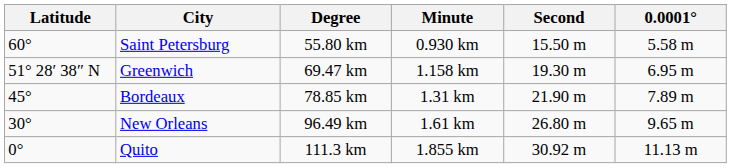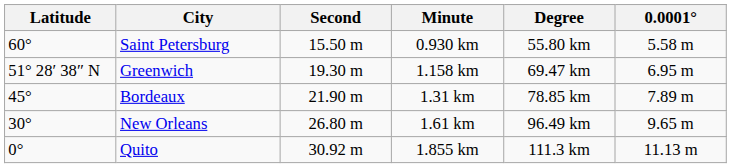columns swapped: (336, 17) <-> (559, 17)
